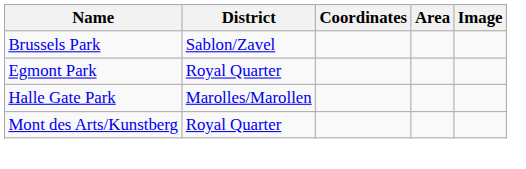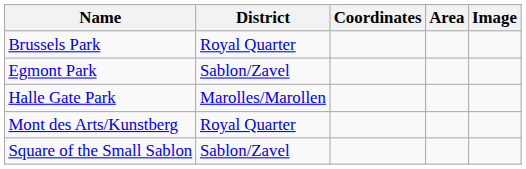(230, 44) Sablon/Zavel -> (248, 44) Royal Quarter
(234, 71) Royal Quarter -> (245, 71) Sablon/Zavel
+ row: (100, 151)
